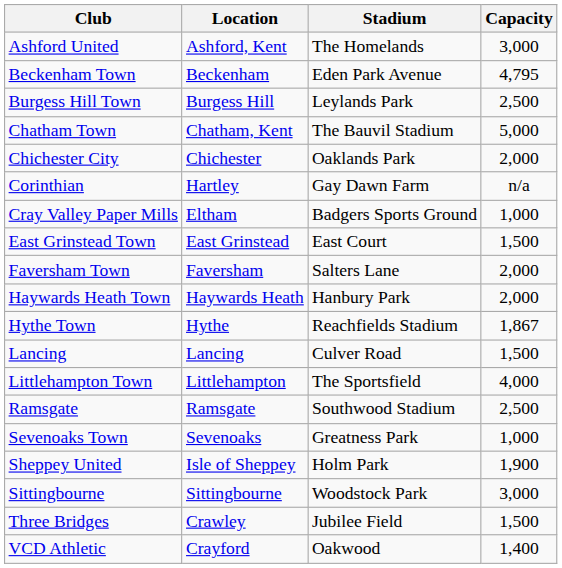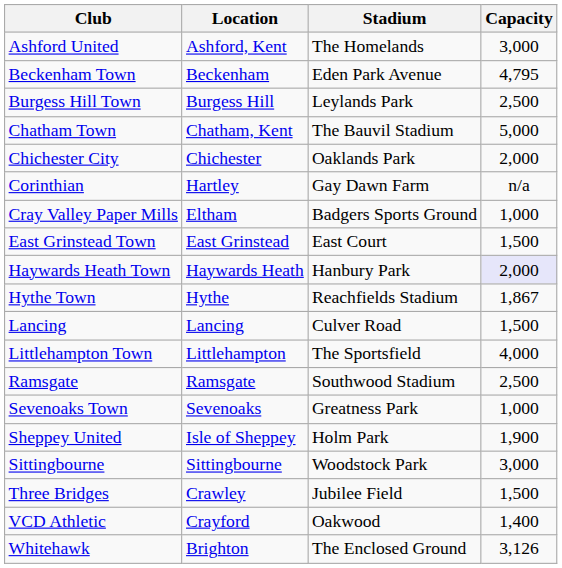- row: (69, 269)
(519, 297) no background -> (519, 269) lavender background
+ row: (49, 548)
